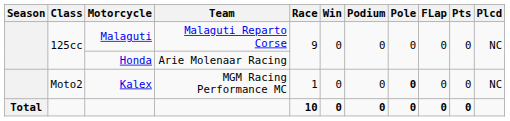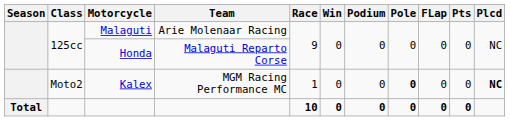(235, 37) Malaguti Reparto Corse -> (223, 30) Arie Molenaar Racing
(223, 60) Arie Molenaar Racing -> (235, 54) Malaguti Reparto Corse
(496, 84) normal -> (496, 84) bold
